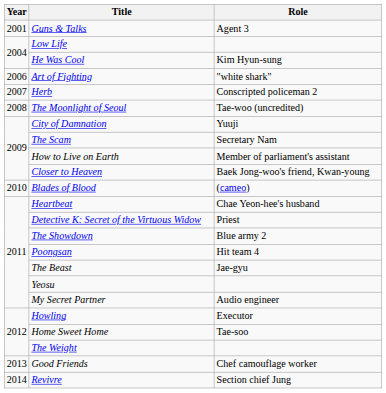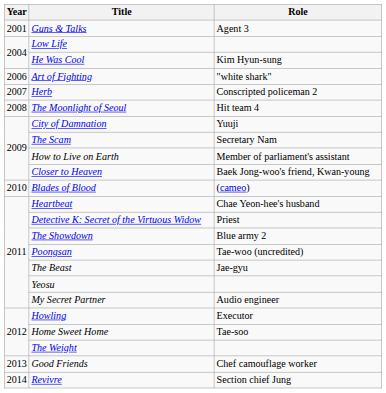(260, 108) Tae-woo (uncredited) -> (238, 108) Hit team 4
(238, 252) Hit team 4 -> (260, 252) Tae-woo (uncredited)
